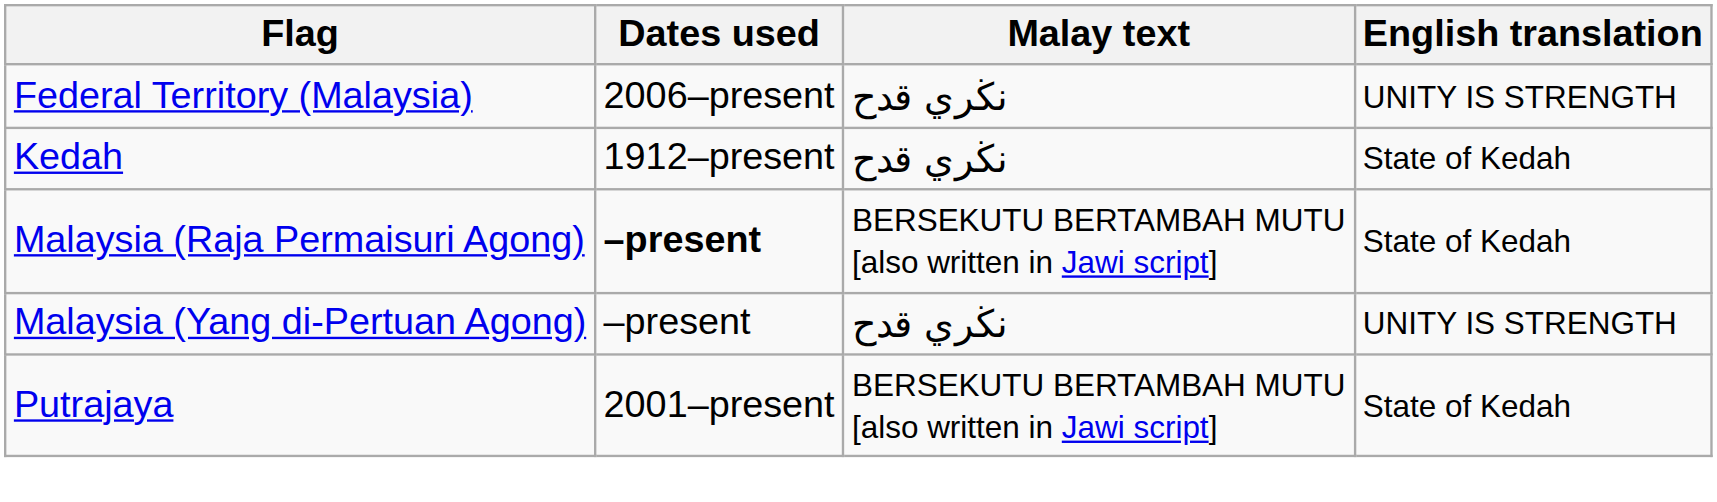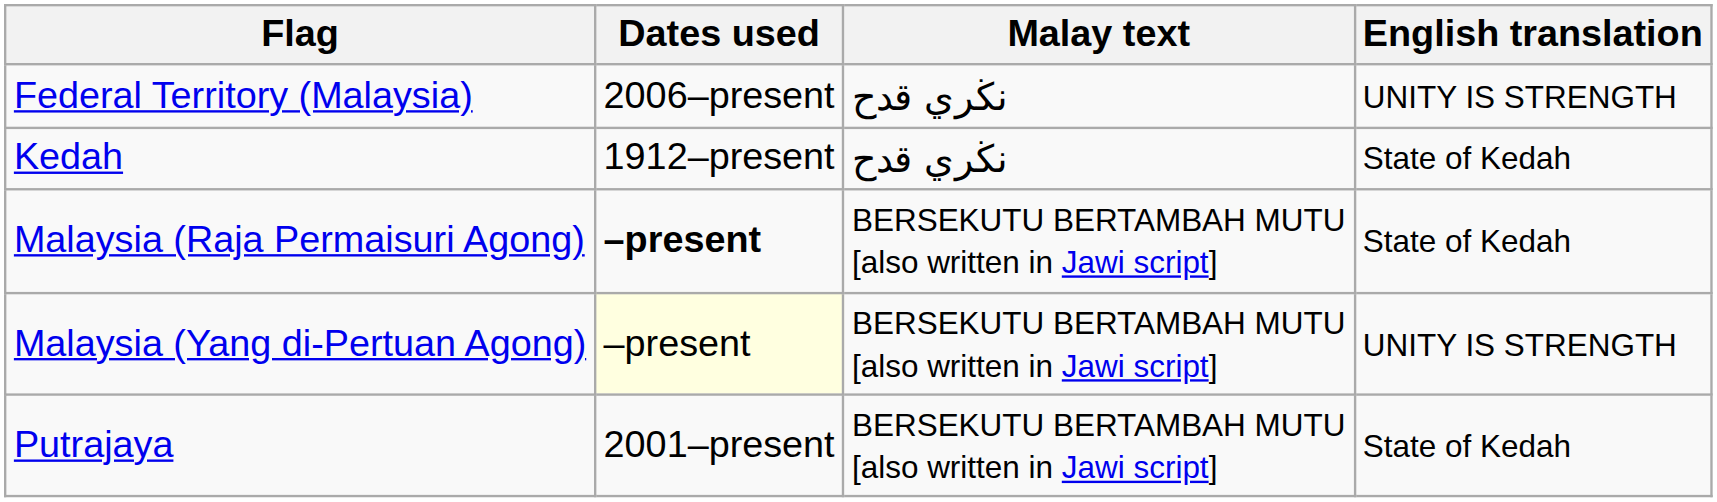(677, 322) no background -> (677, 342) lightyellow background
(929, 323) نڬري قدح -> (1099, 344) BERSEKUTU BERTAMBAH MUTU [also written in Jawi script]
